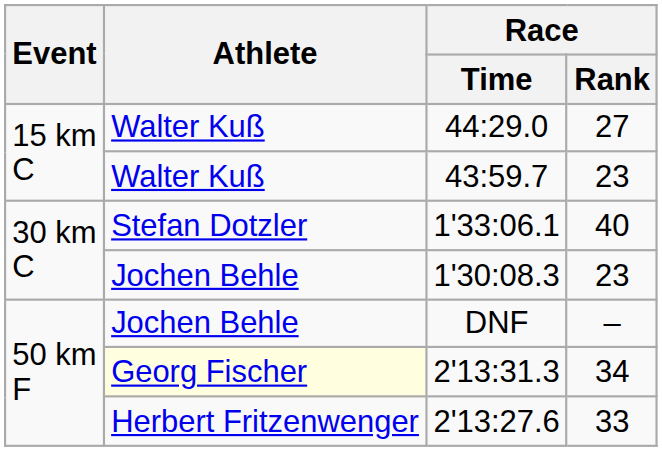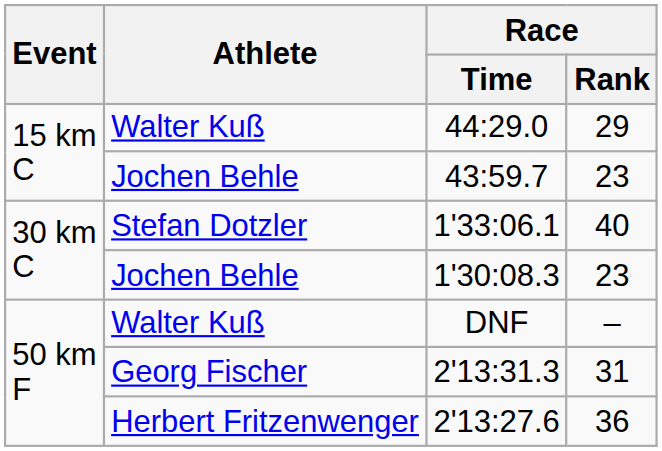(612, 128) 27 -> (612, 128) 29
(188, 177) Walter Kuß -> (205, 177) Jochen Behle
(205, 323) Jochen Behle -> (188, 323) Walter Kuß
(209, 372) lightyellow background -> (209, 372) no background
(612, 372) 34 -> (612, 372) 31
(612, 421) 33 -> (612, 421) 36
